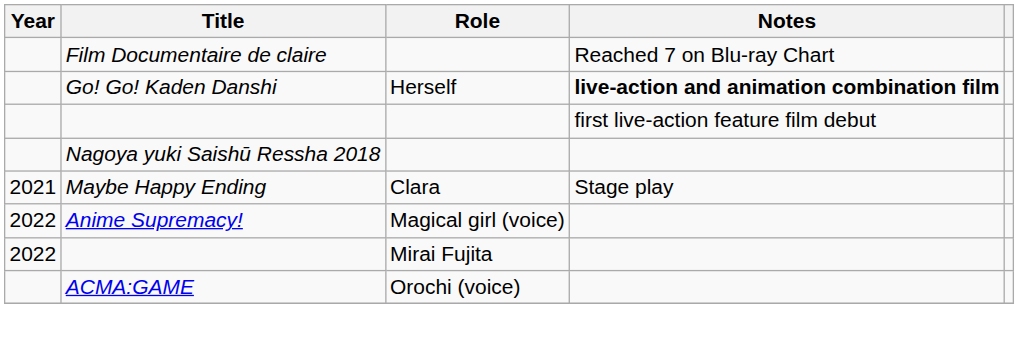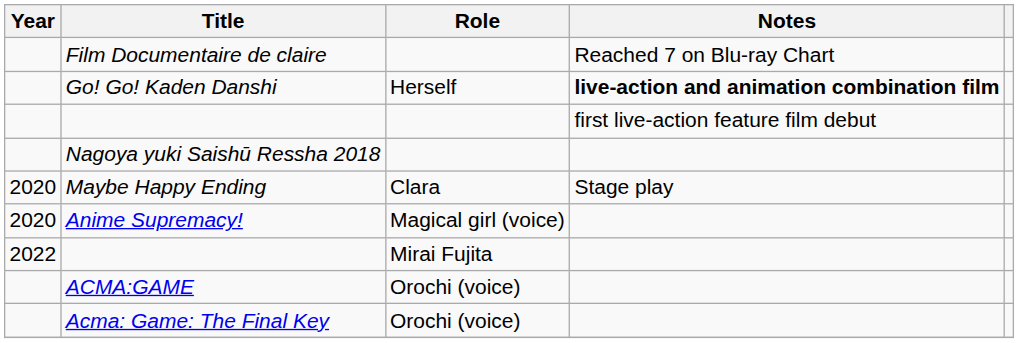(33, 187) 2021 -> (33, 187) 2020
(33, 220) 2022 -> (33, 220) 2020
+ row: (197, 320)
